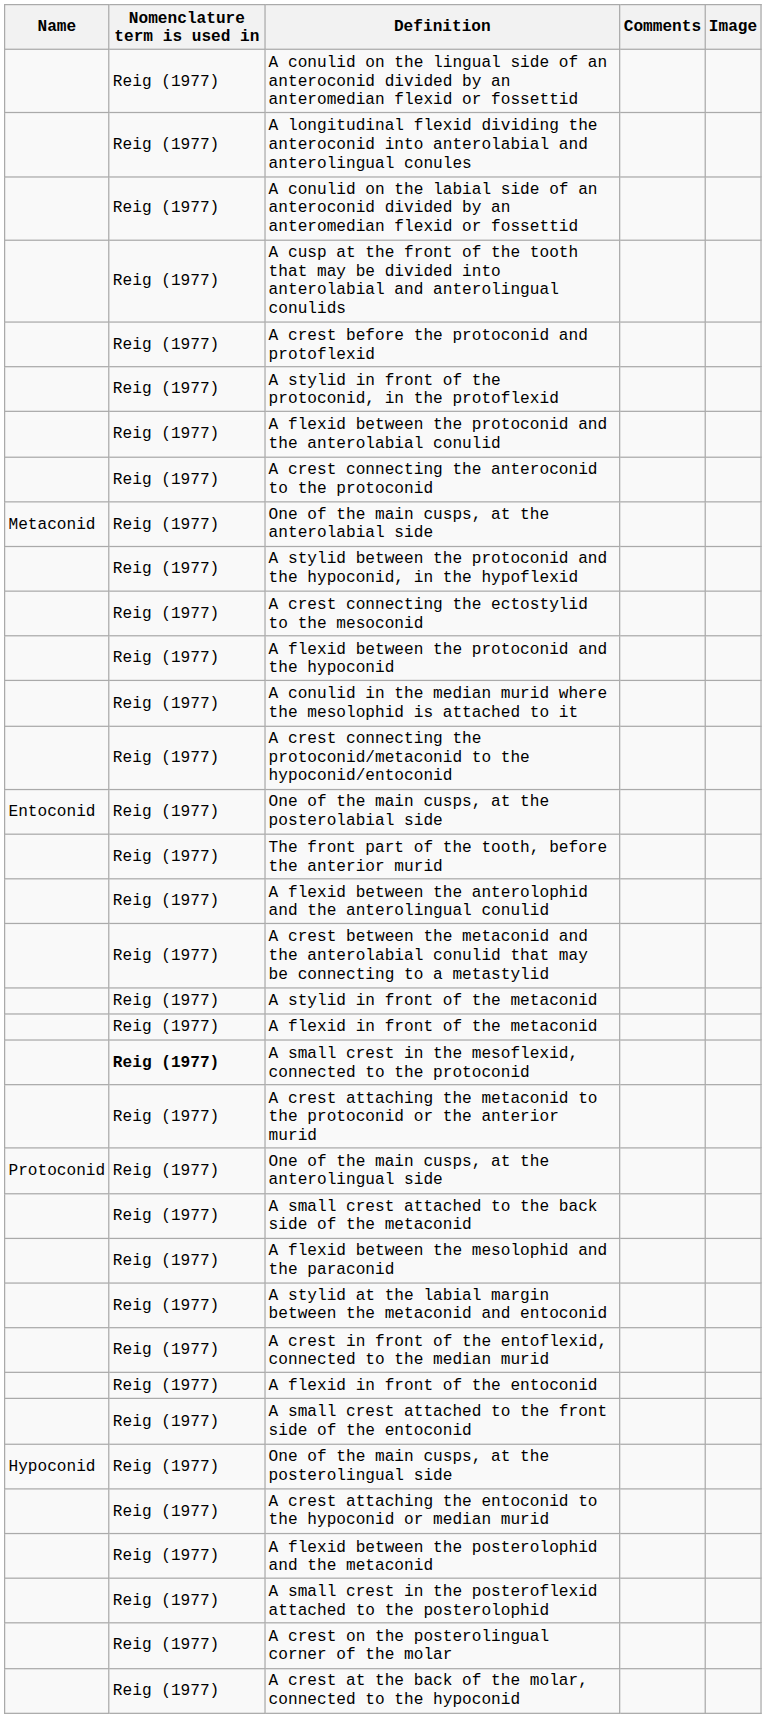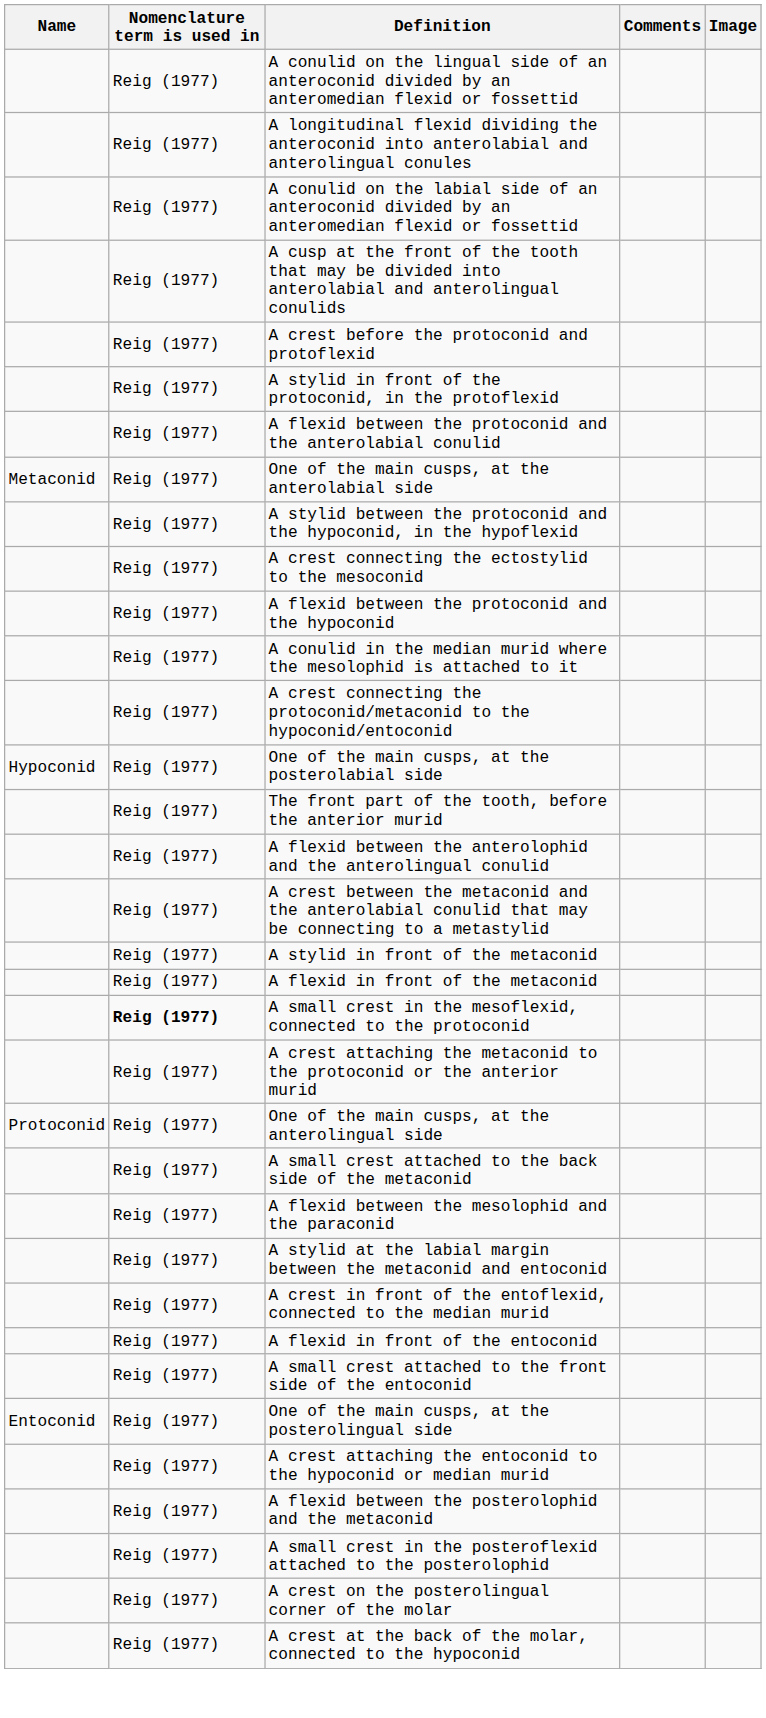- row: (433, 479)
(52, 812) Entoconid -> (52, 767) Hypoconid
(52, 1466) Hypoconid -> (52, 1421) Entoconid
